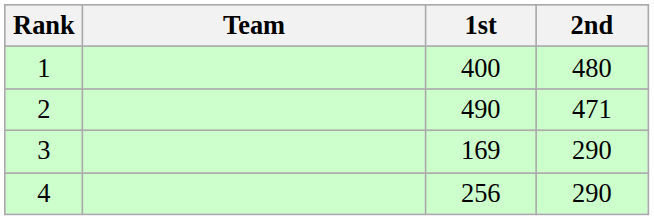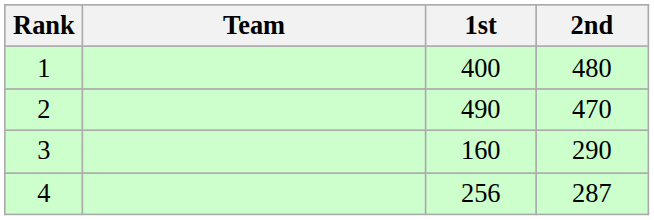(592, 109) 471 -> (592, 109) 470
(481, 151) 169 -> (481, 151) 160
(592, 192) 290 -> (592, 192) 287
